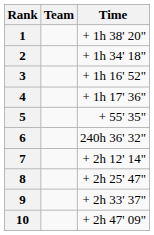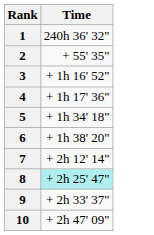- column: (59, 14)
(114, 35) + 1h 38' 20" -> (77, 35) 240h 36' 32"
(114, 55) + 1h 34' 18" -> (86, 55) + 55' 35"
(122, 117) + 55' 35" -> (78, 117) + 1h 34' 18"
(113, 138) 240h 36' 32" -> (78, 138) + 1h 38' 20"
(114, 179) no background -> (78, 179) paleturquoise background
